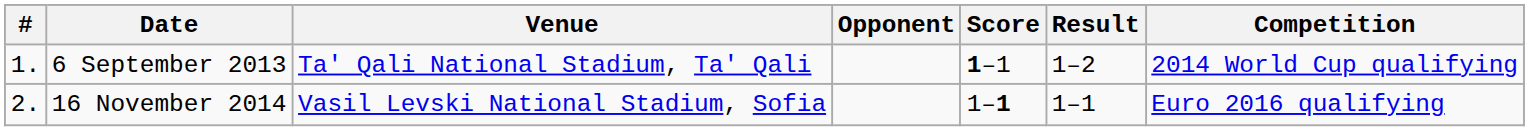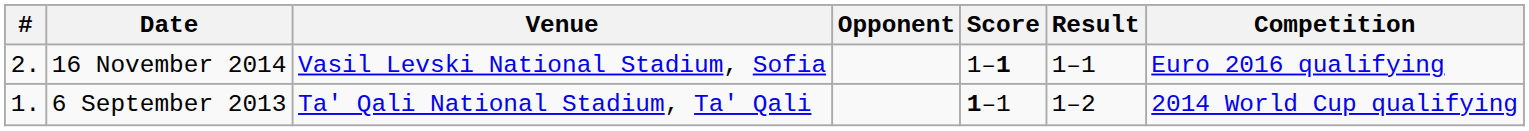rows swapped: (169, 65) <-> (169, 105)
